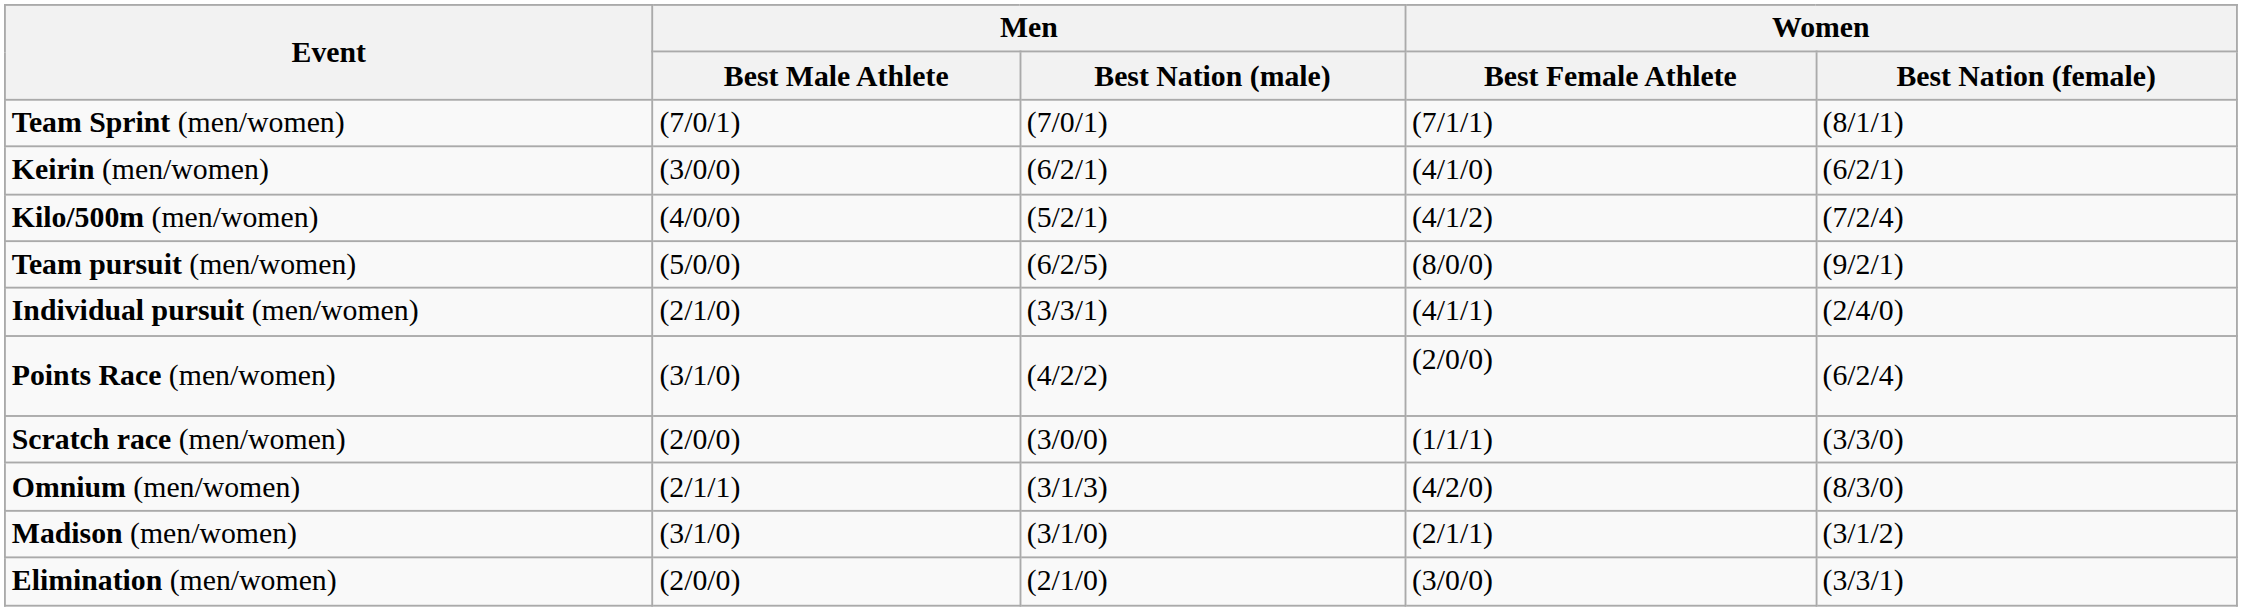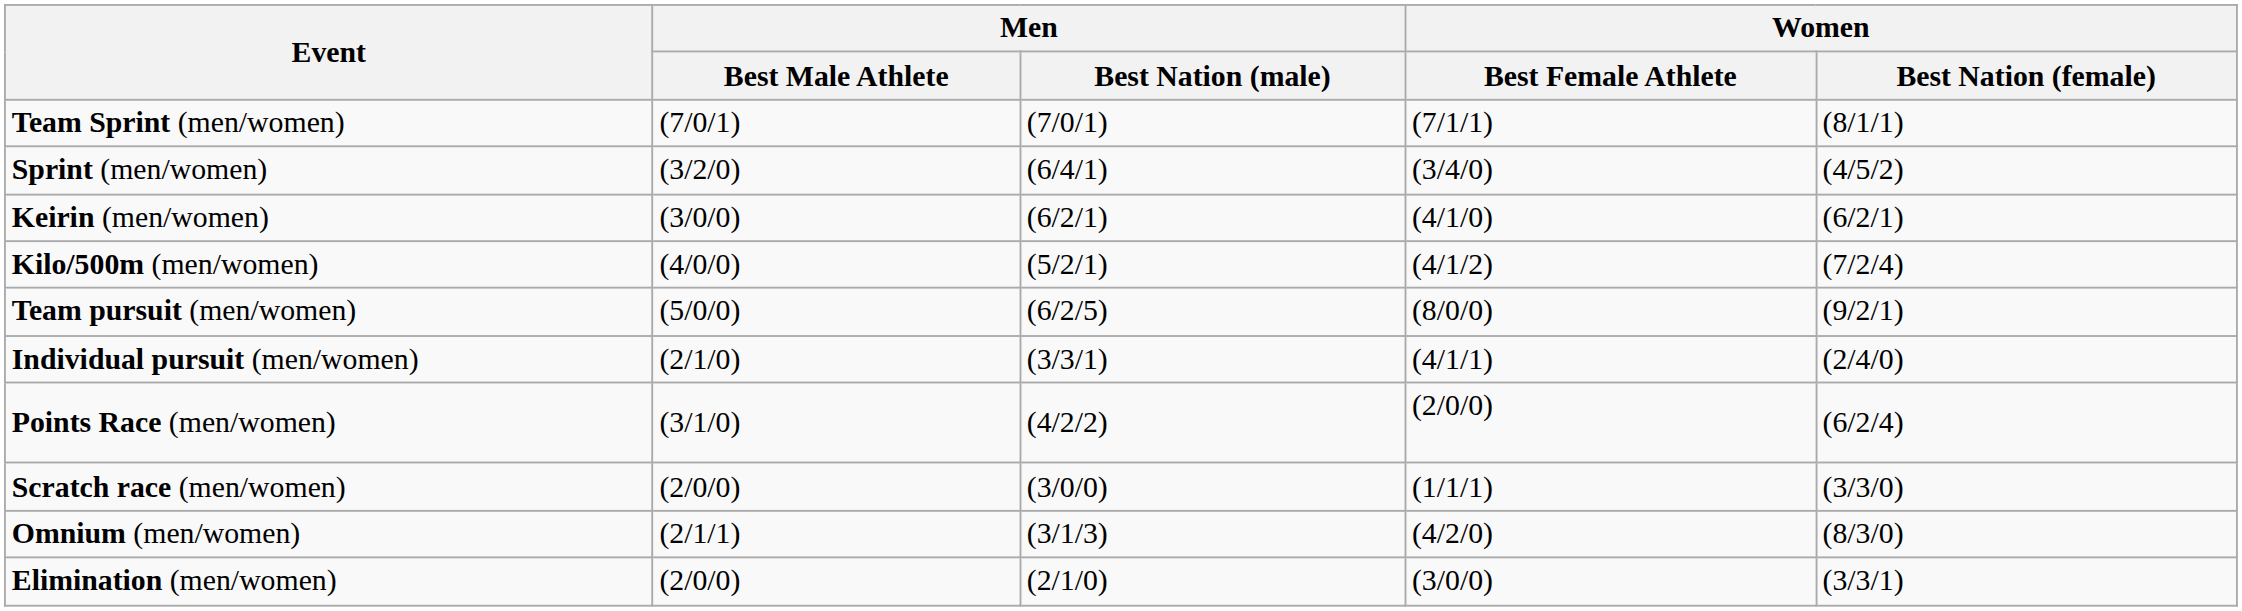+ row: (140, 169)
- row: (154, 533)
